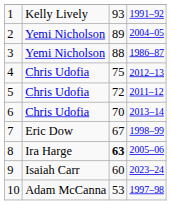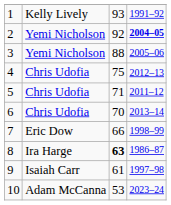(118, 33) 89 -> (118, 33) 92
(147, 33) normal -> (147, 33) bold
(147, 53) 1986–87 -> (147, 53) 2005–06
(118, 92) 72 -> (118, 92) 71
(118, 131) 67 -> (118, 131) 66
(147, 151) 2005–06 -> (147, 151) 1986–87
(118, 170) 60 -> (118, 170) 61
(147, 170) 2023–24 -> (147, 170) 1997–98
(147, 190) 1997–98 -> (147, 190) 2023–24
